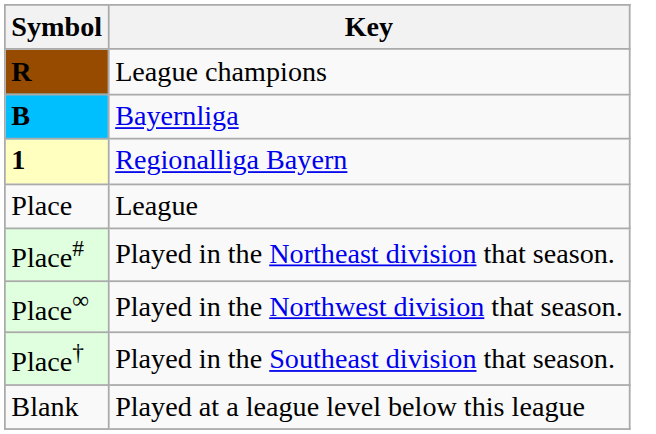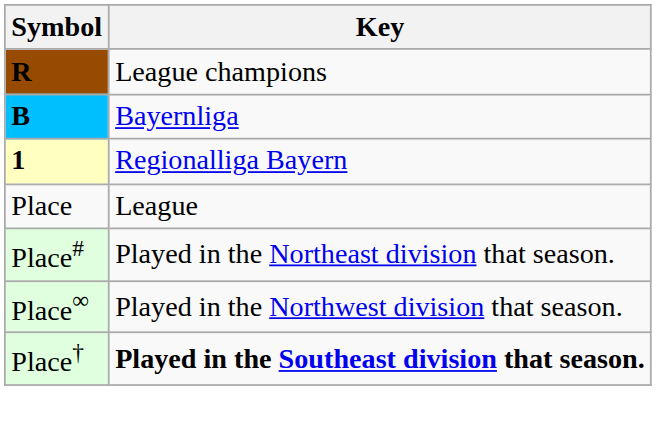(365, 358) normal -> (380, 358) bold
- row: (45, 406)
